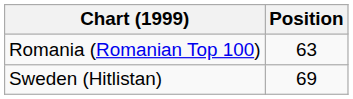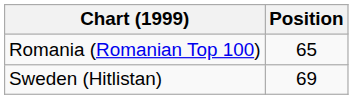(306, 49) 63 -> (306, 49) 65
